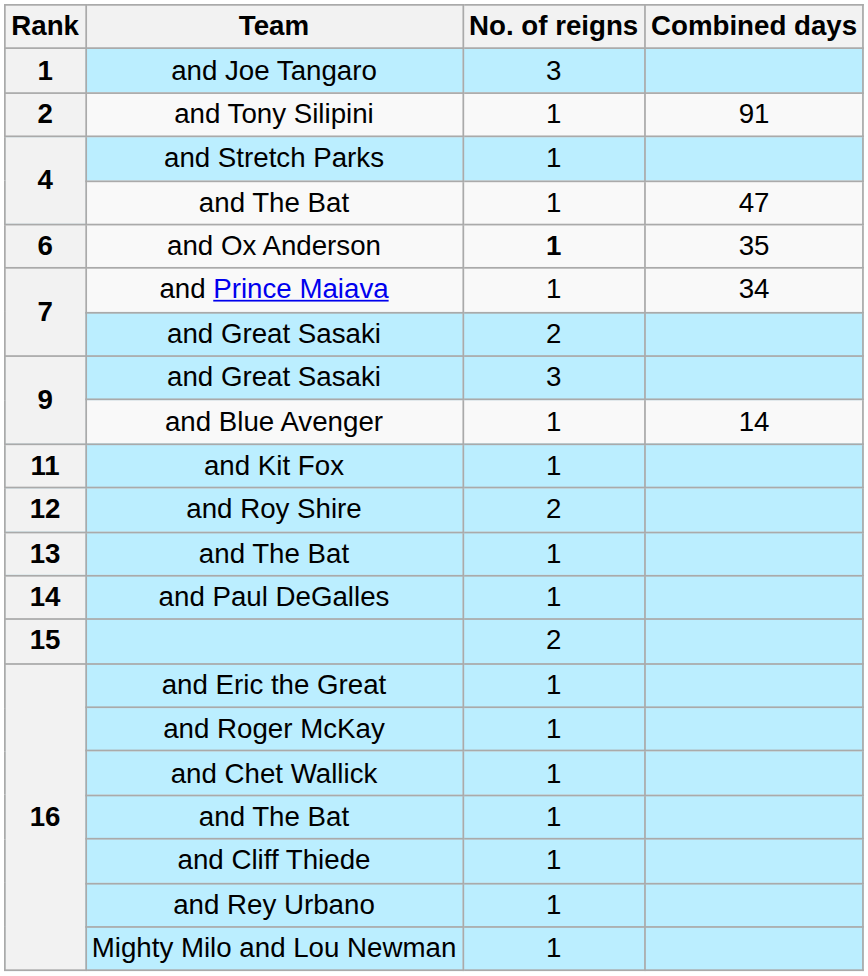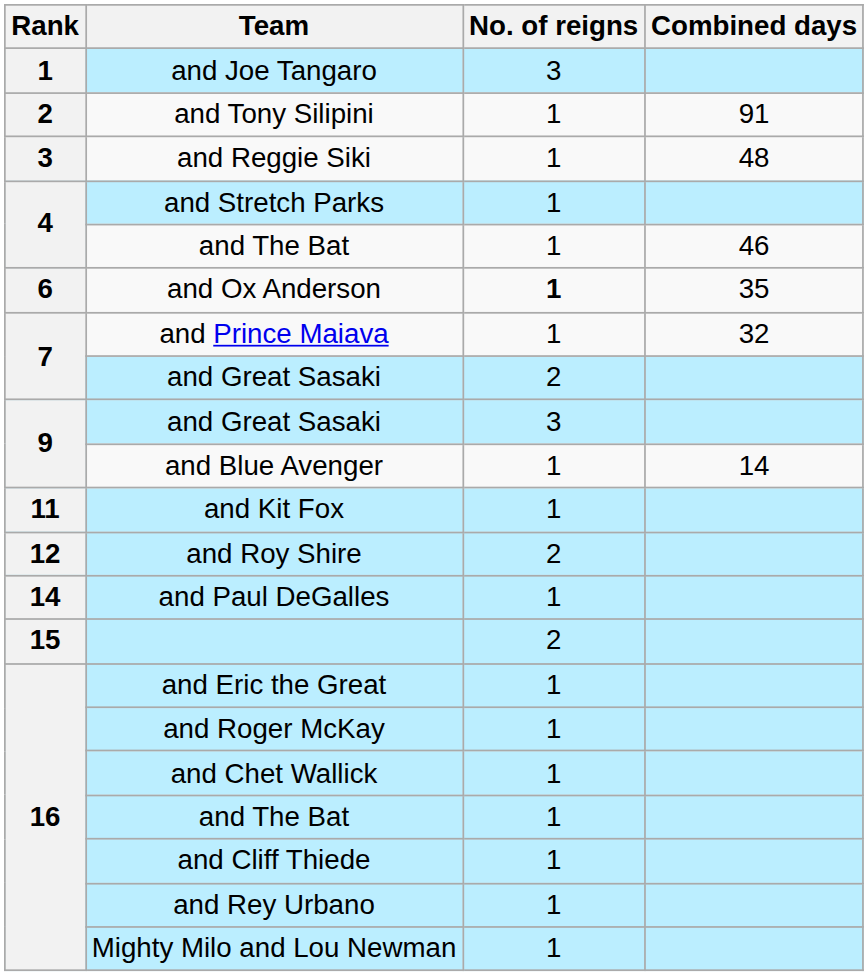+ row: (45, 158)
(754, 202) 47 -> (754, 245) 46
(754, 289) 34 -> (754, 333) 32
- row: (45, 553)
